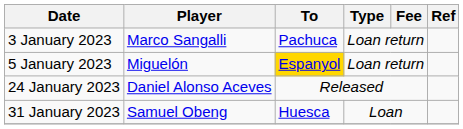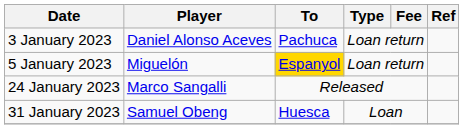(177, 40) Marco Sangalli -> (199, 40) Daniel Alonso Aceves
(199, 87) Daniel Alonso Aceves -> (177, 87) Marco Sangalli
